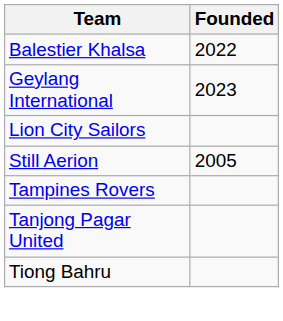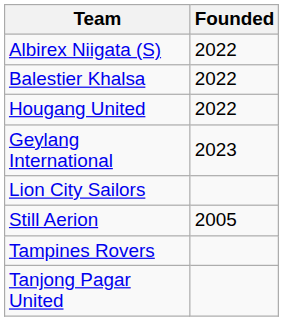+ row: (85, 49)
+ row: (77, 109)
- row: (60, 271)
